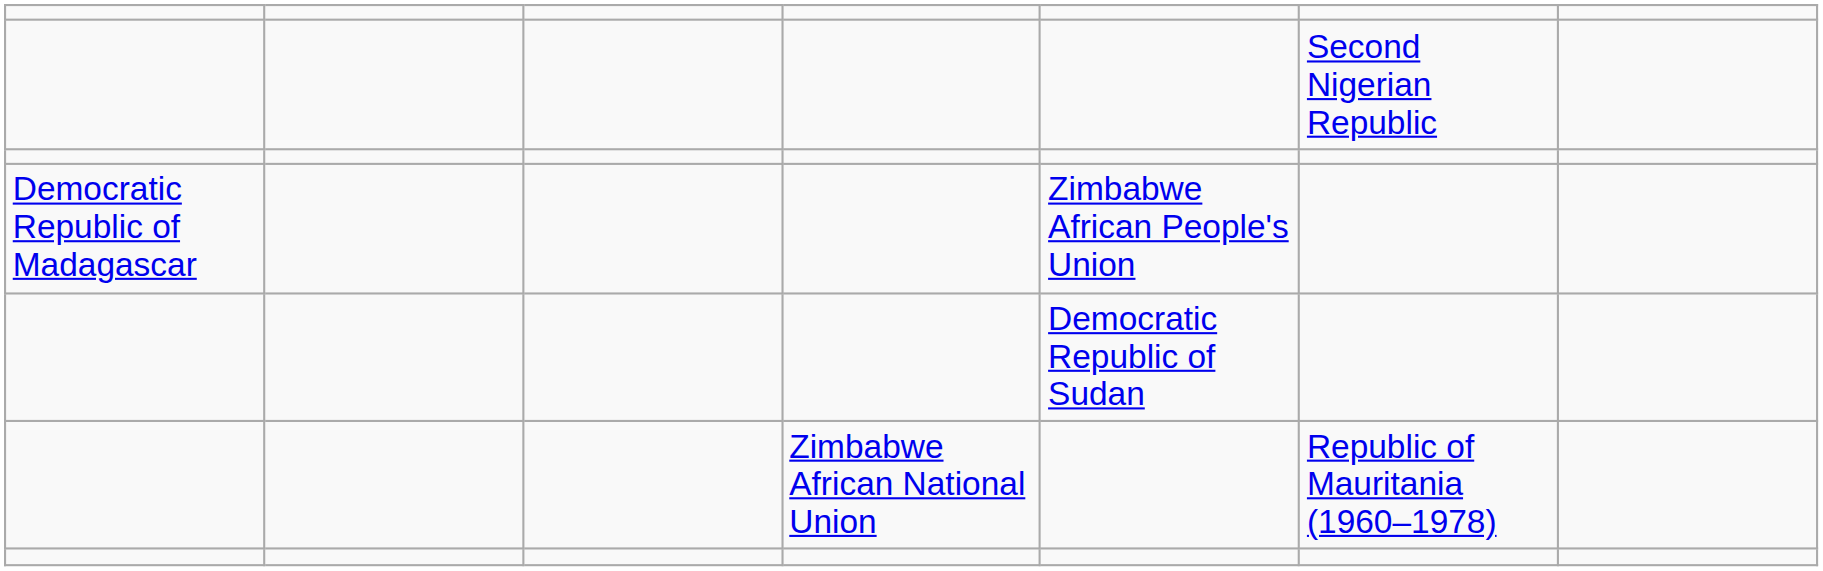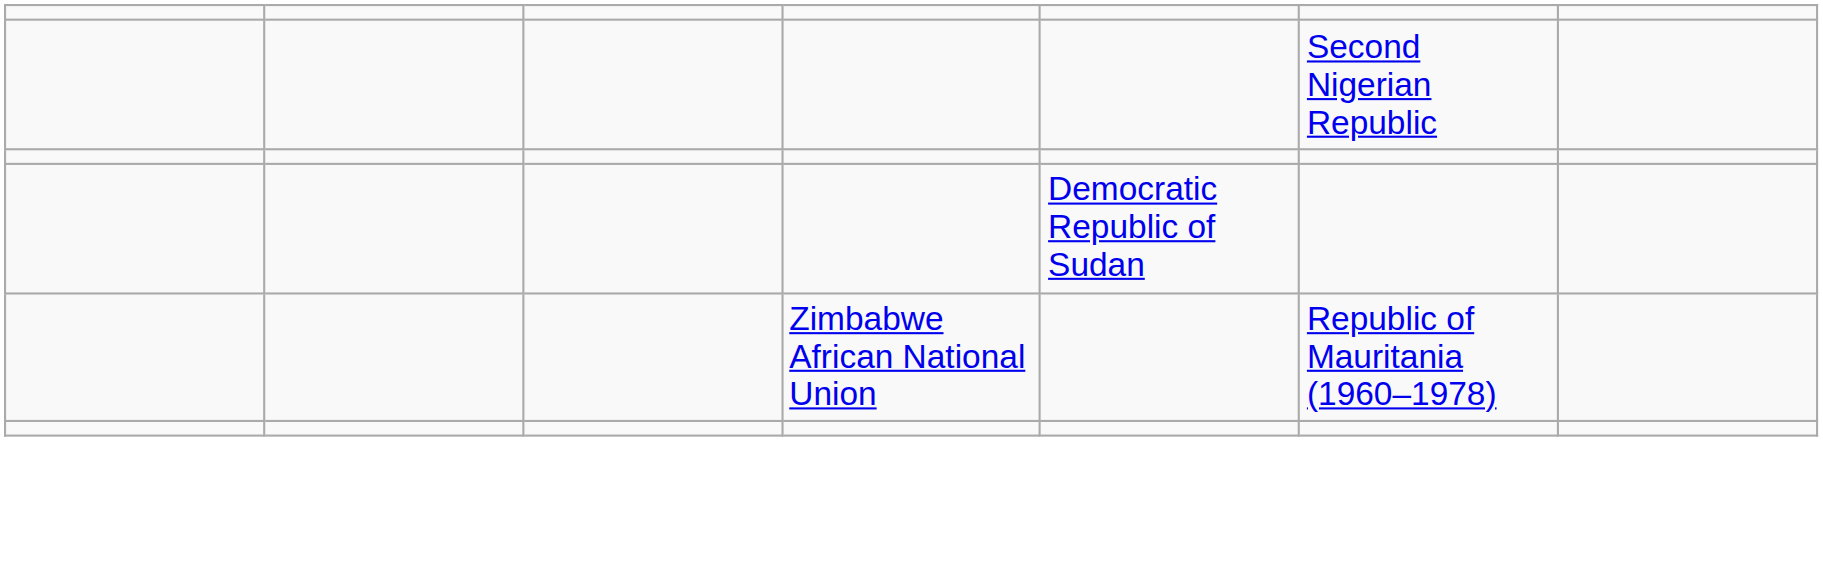- row: (105, 227)
